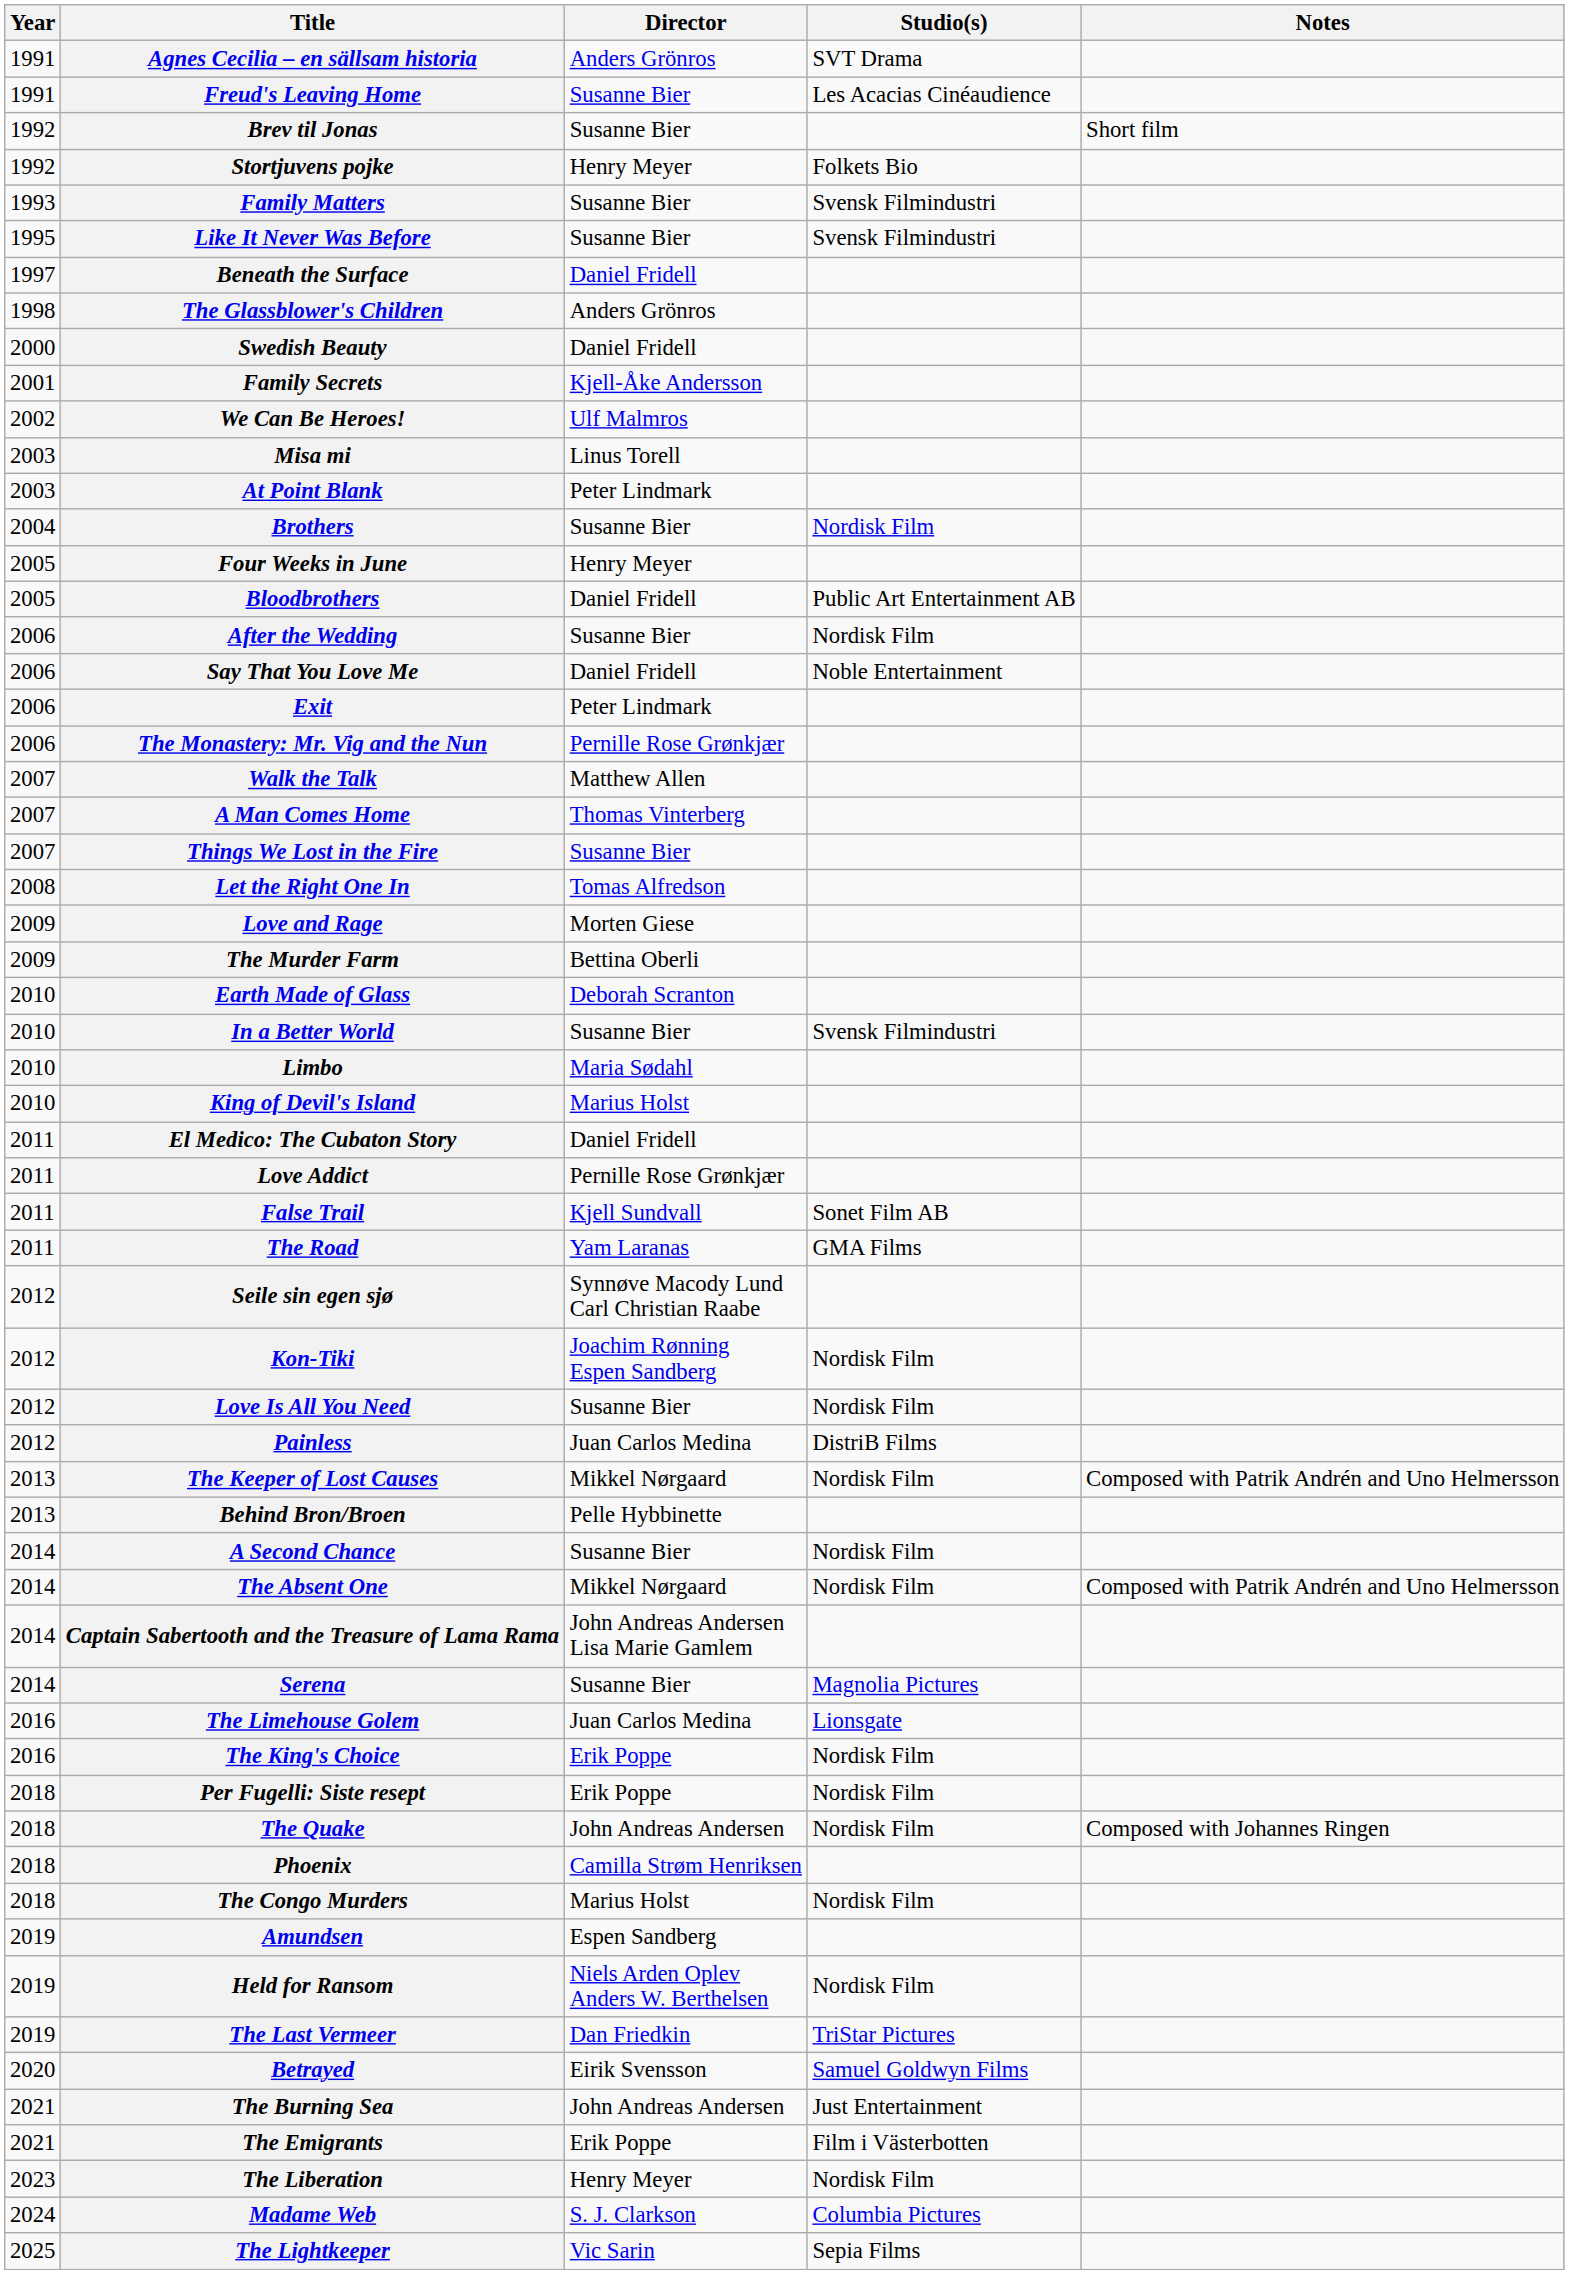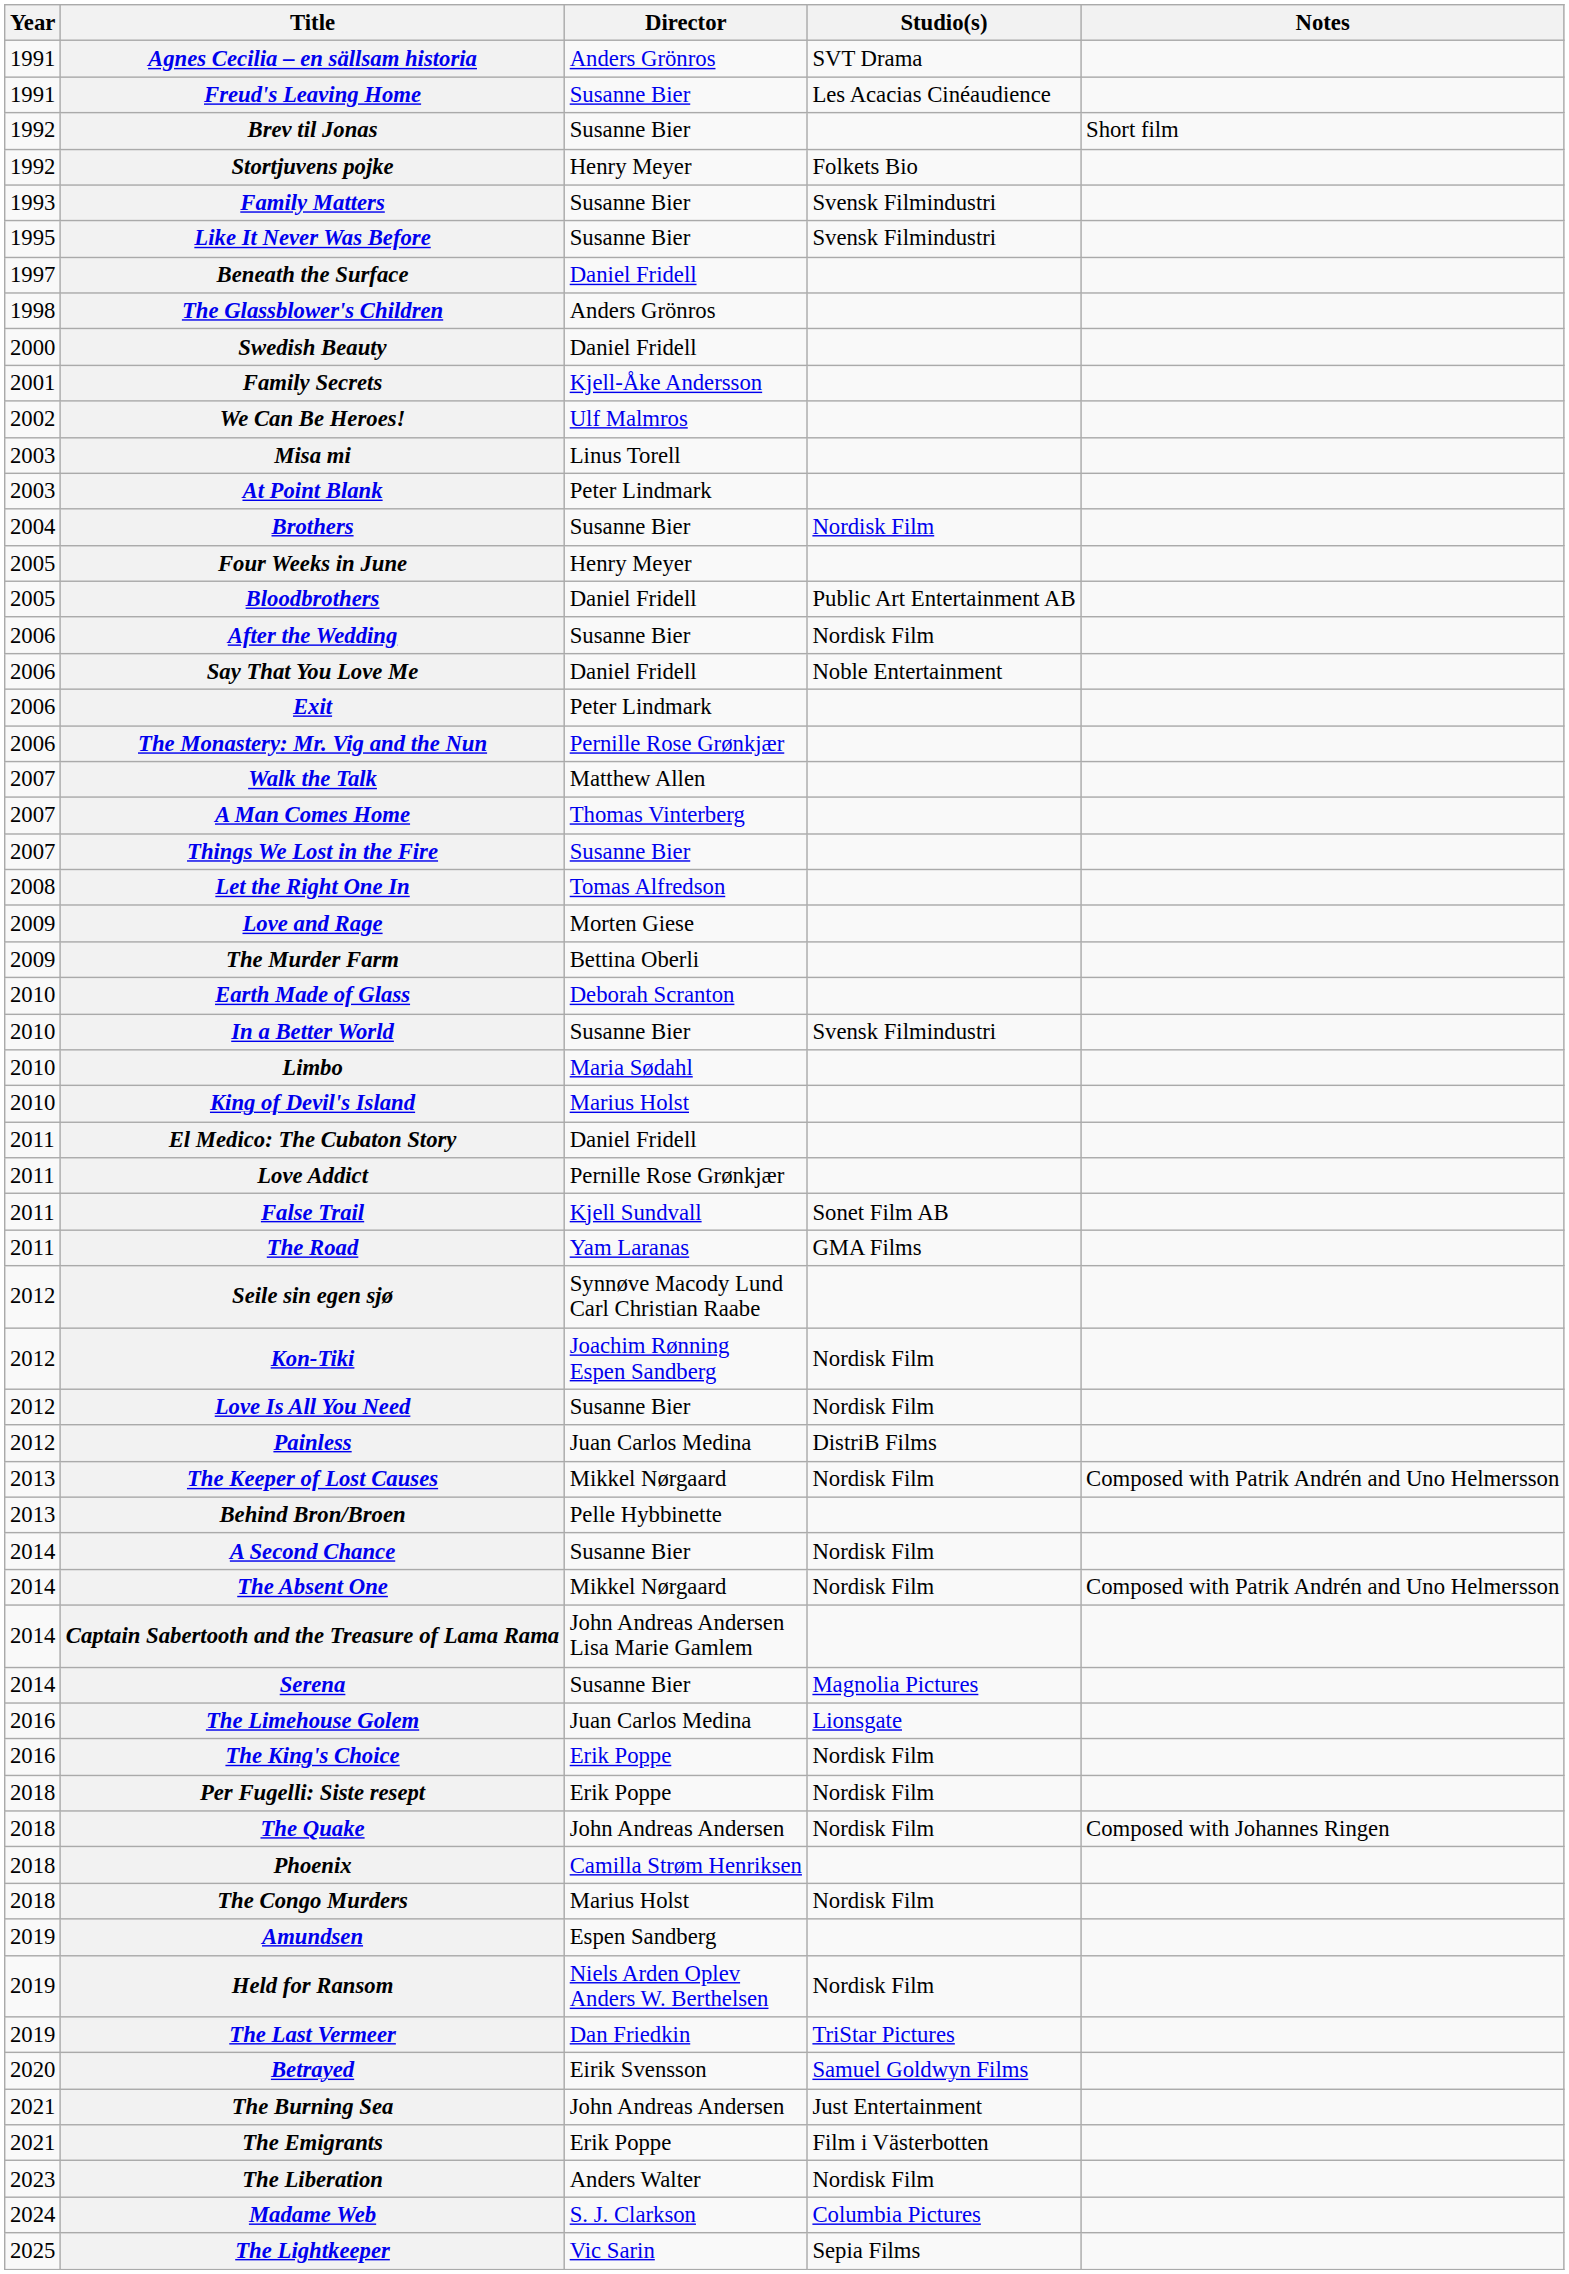(631, 2178) Henry Meyer -> (635, 2178) Anders Walter
